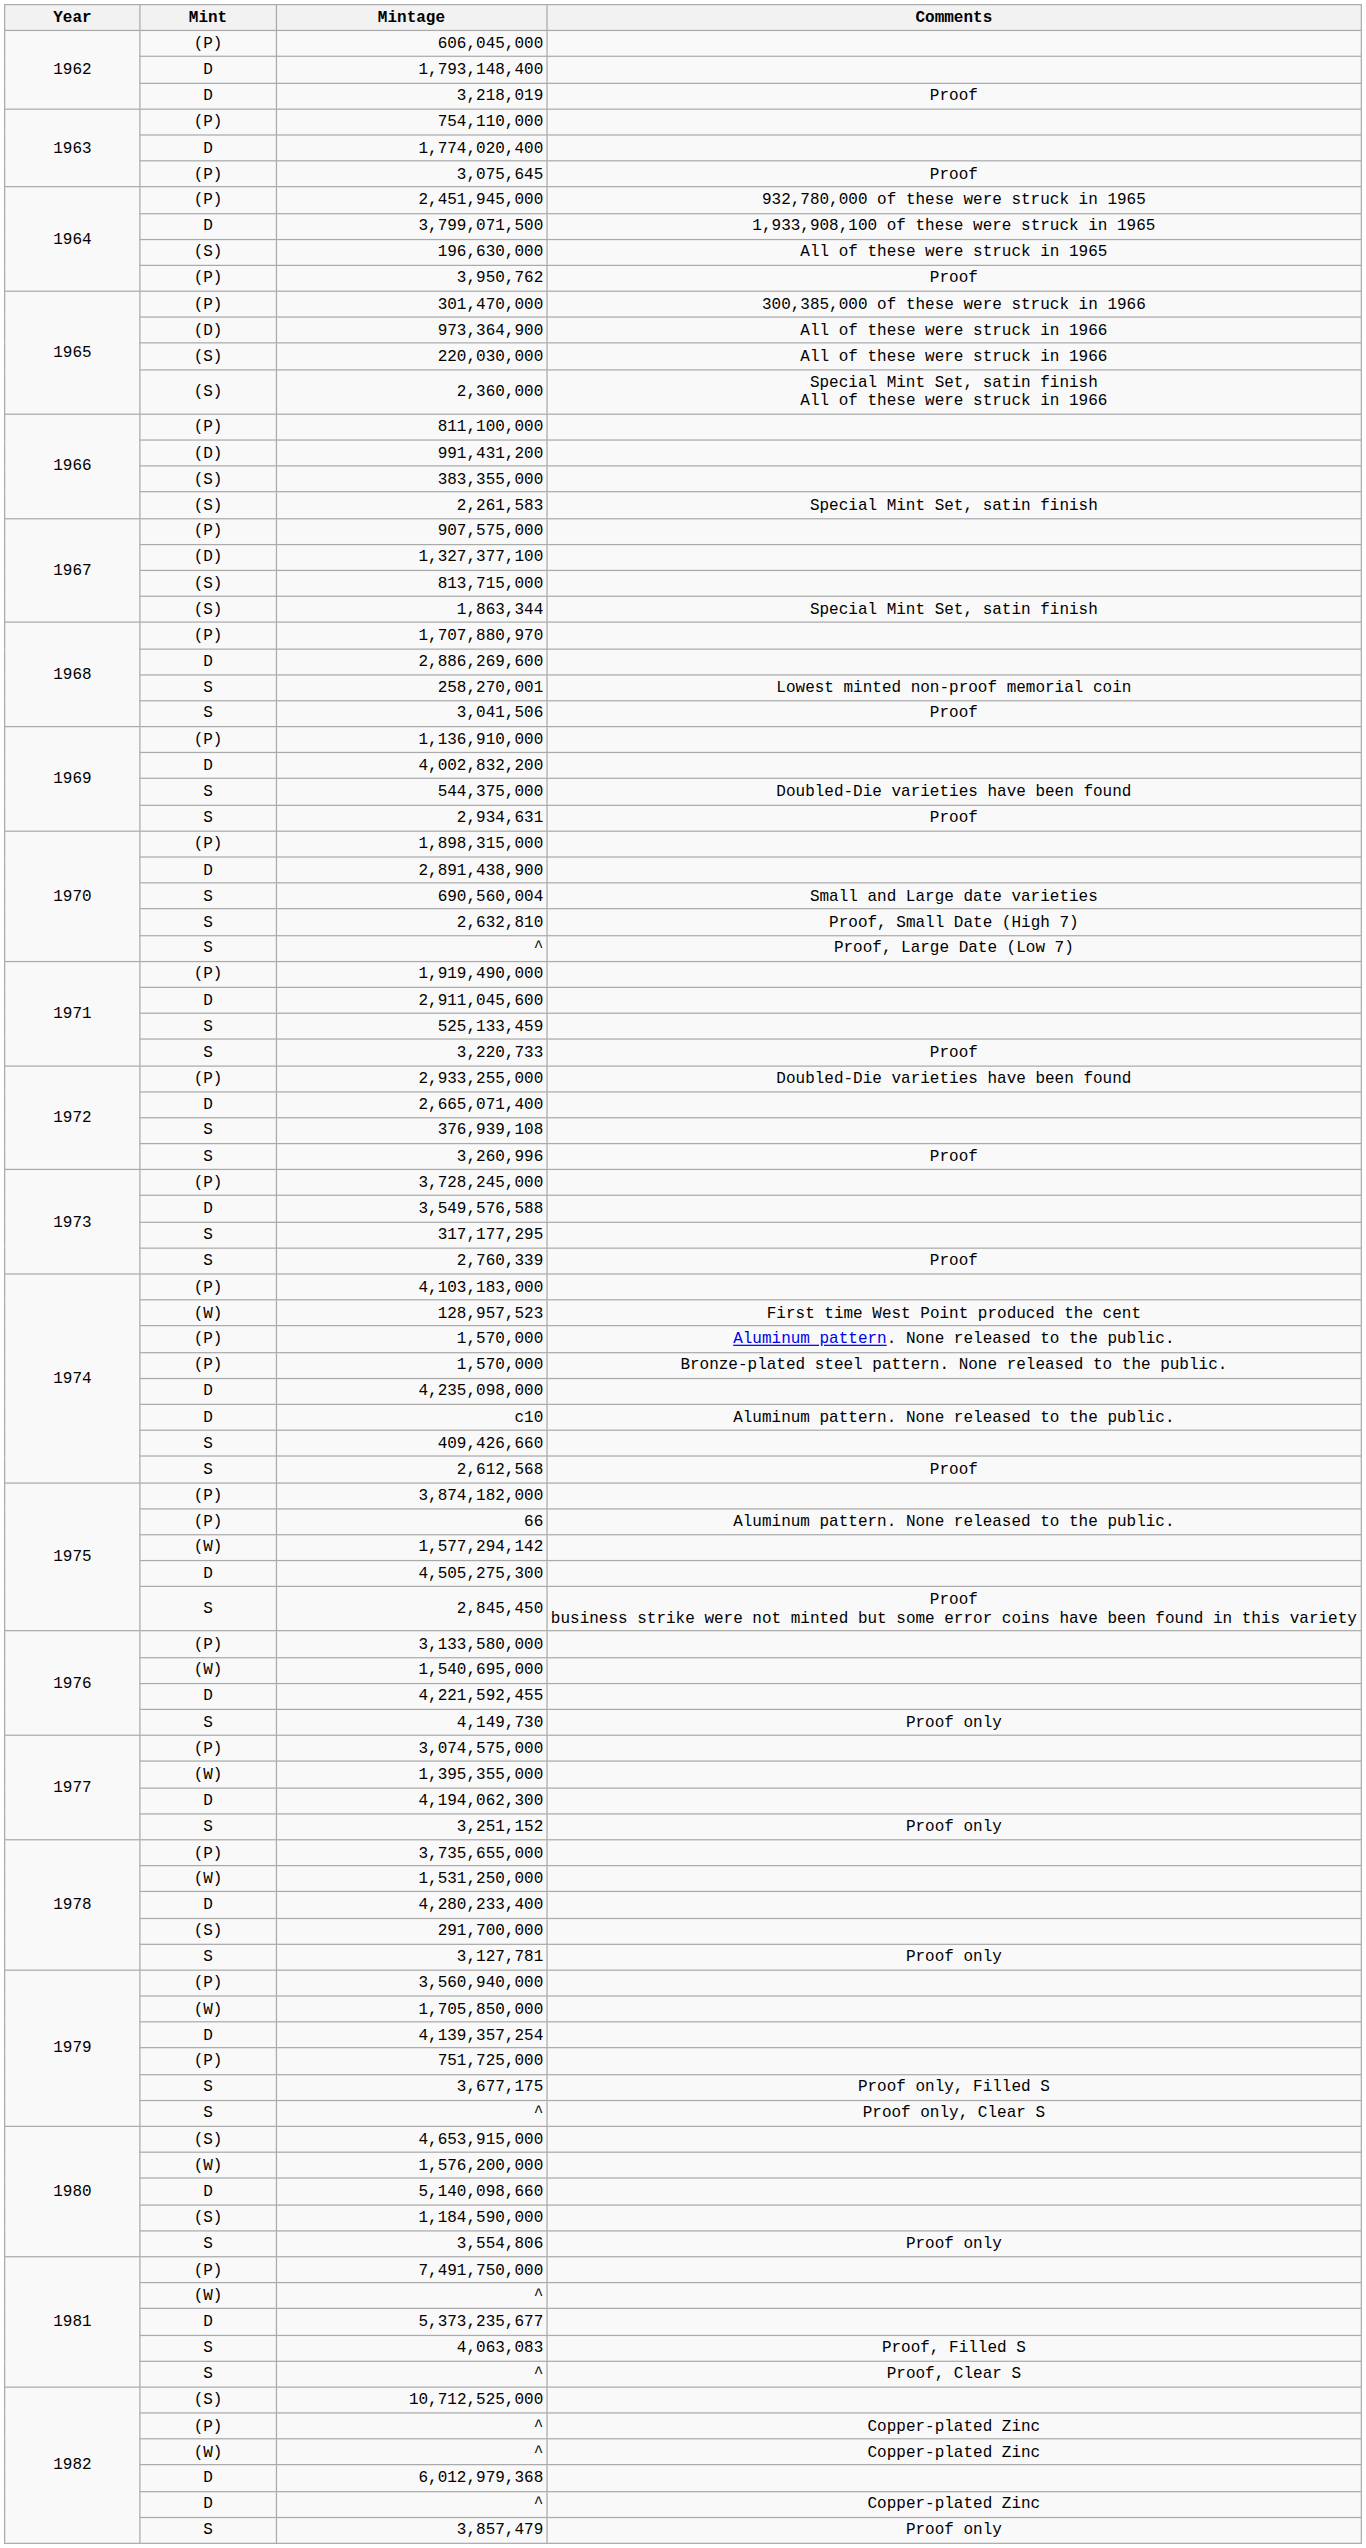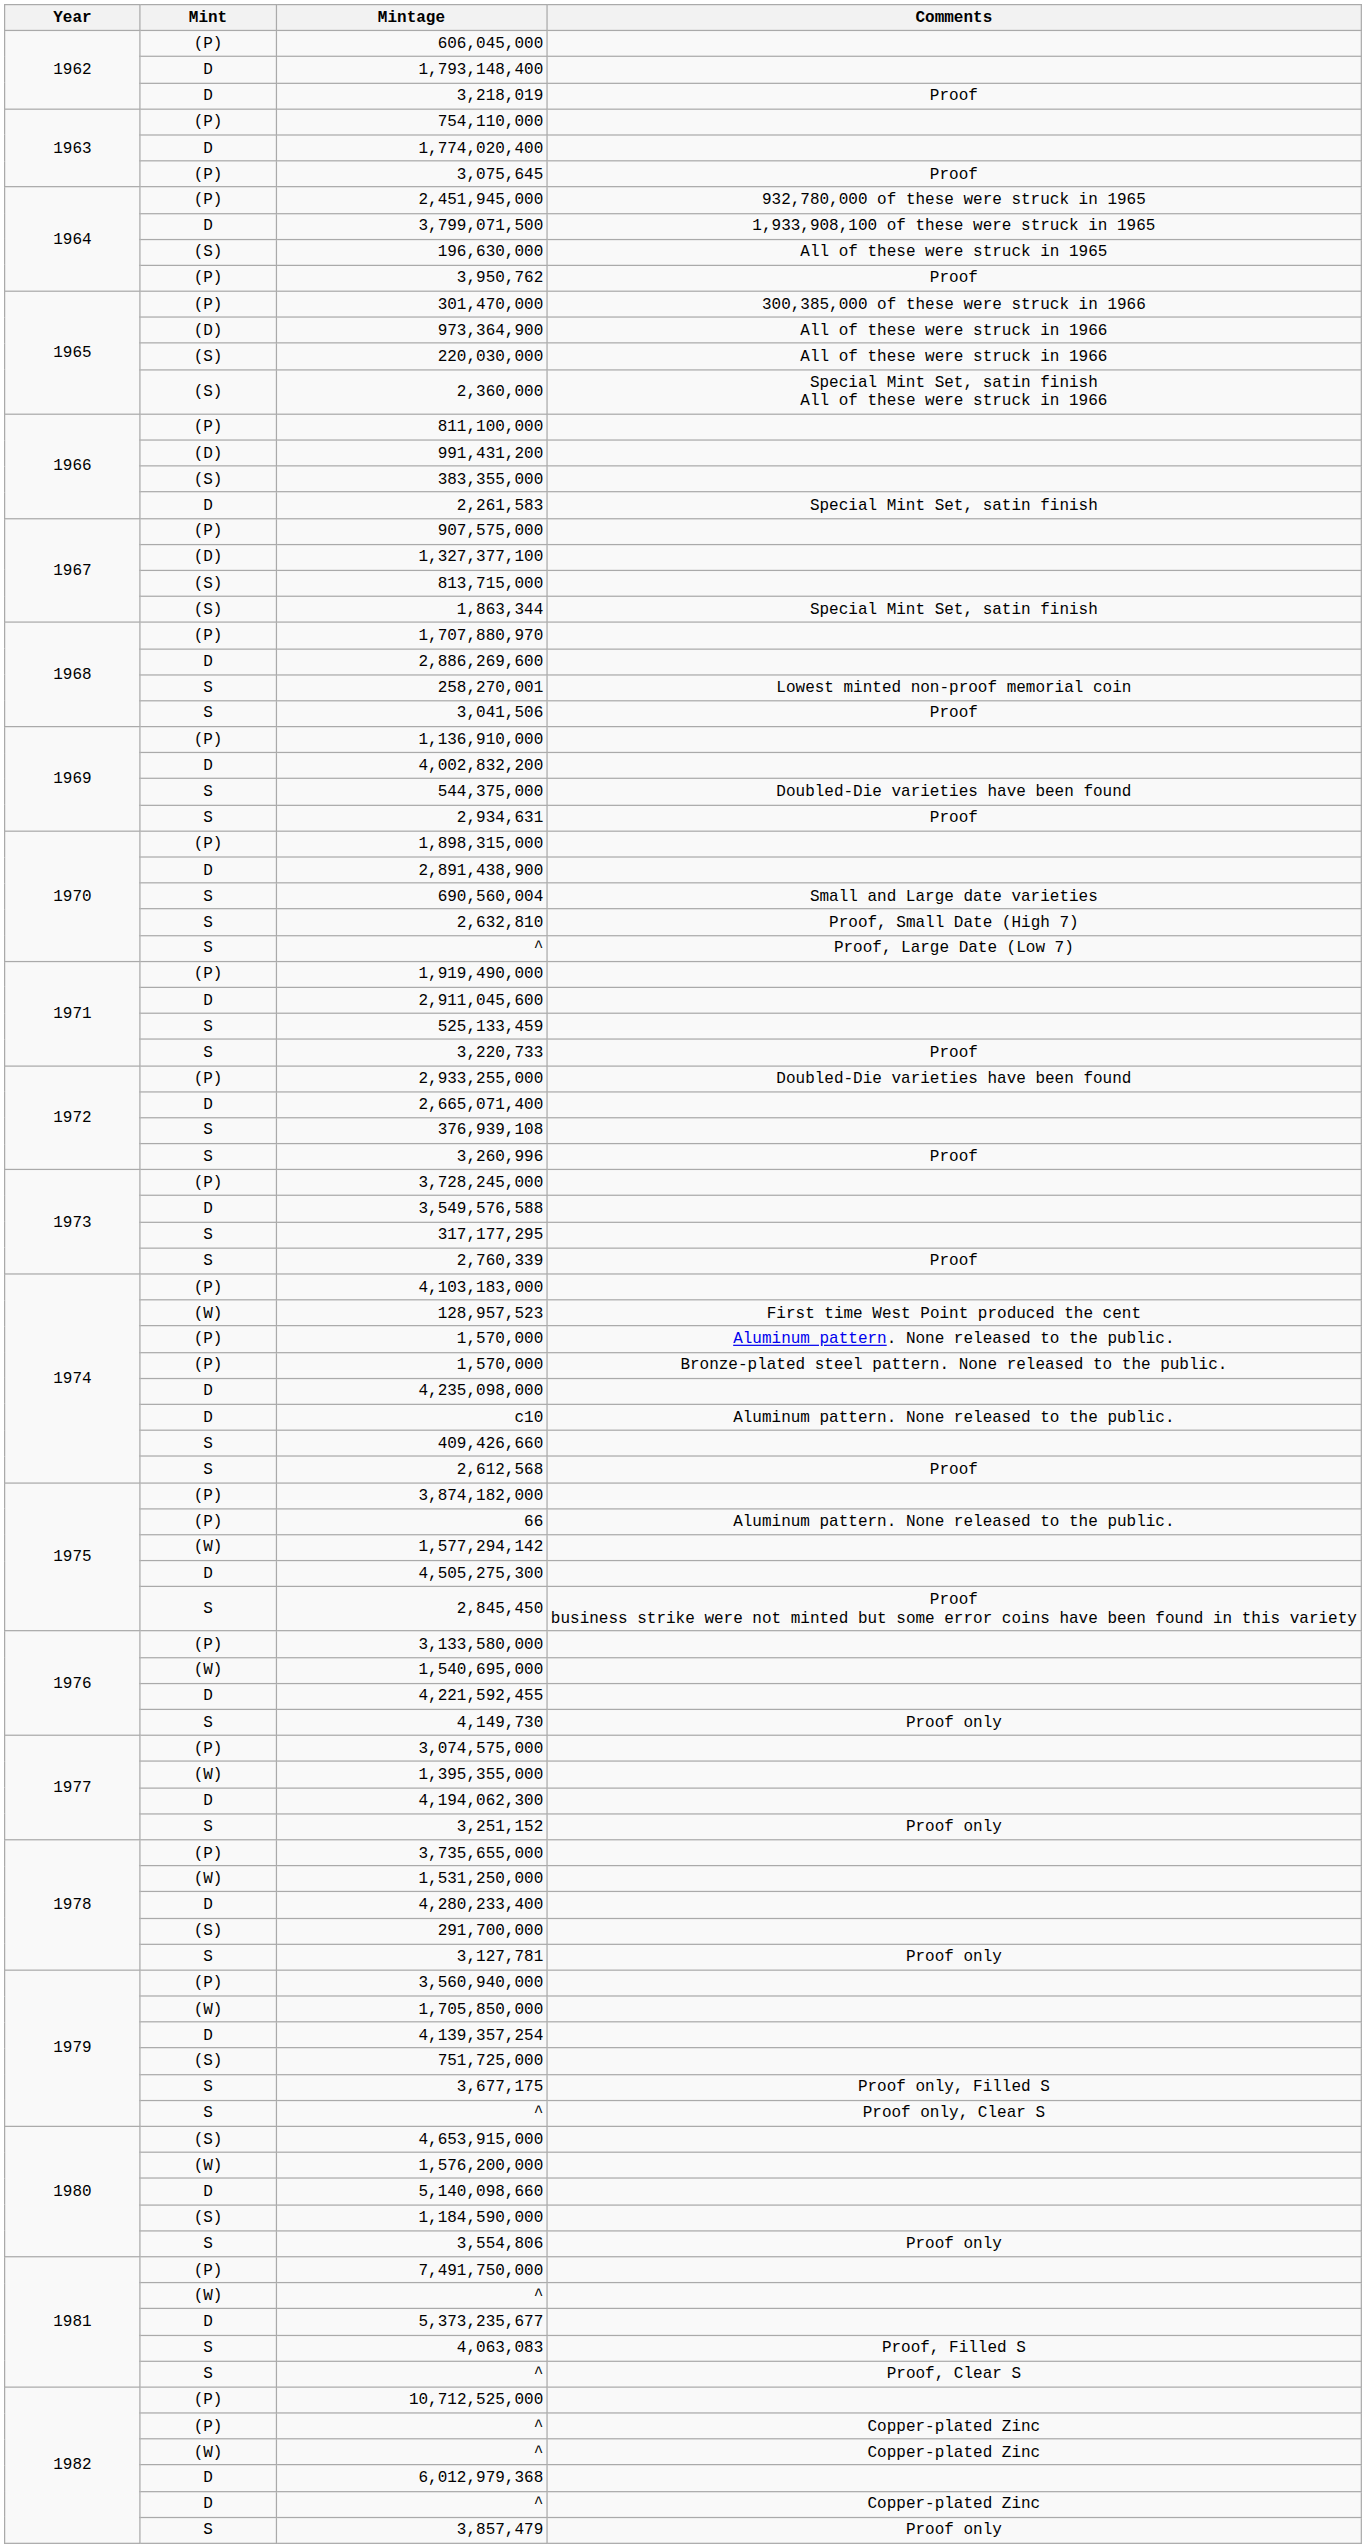(208, 505) (S) -> (208, 505) D
(208, 2061) (P) -> (208, 2061) (S)
(208, 2400) (S) -> (208, 2400) (P)
